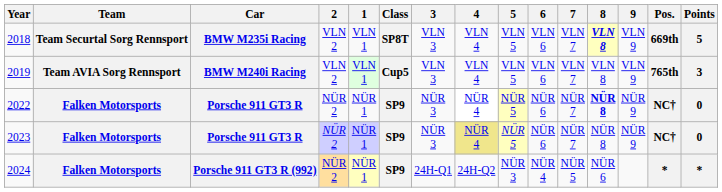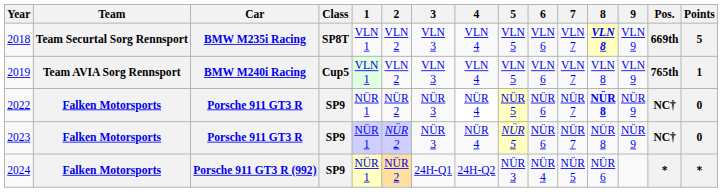columns swapped: (395, 13) <-> (334, 13)
(699, 72) 3 -> (699, 72) 1
(476, 137) khaki background -> (476, 137) no background
